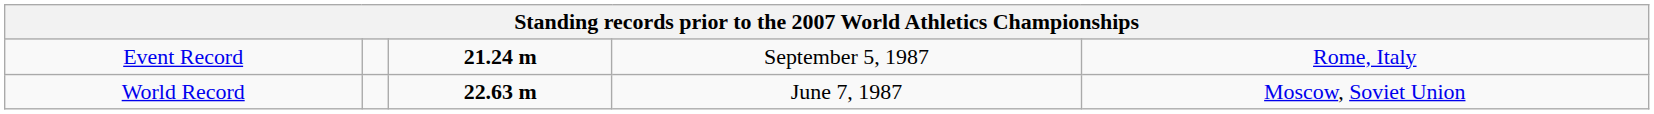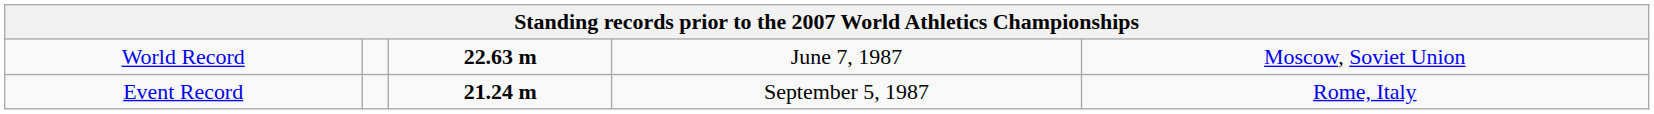rows swapped: (183, 91) <-> (183, 56)
